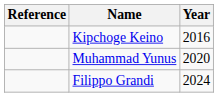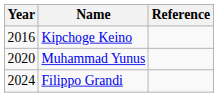columns swapped: (196, 15) <-> (37, 15)
